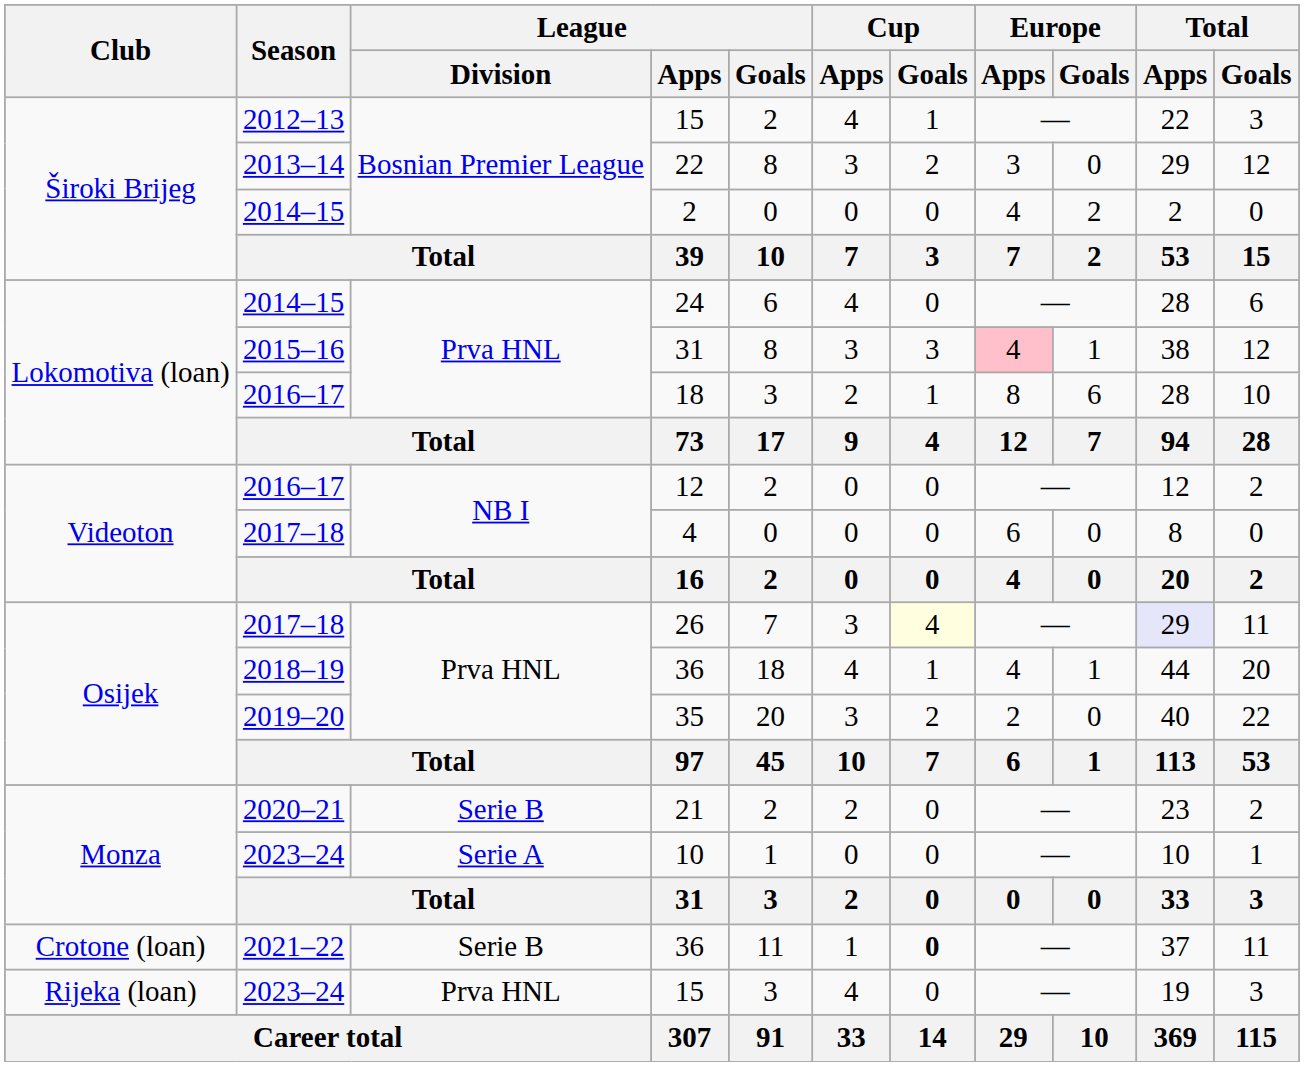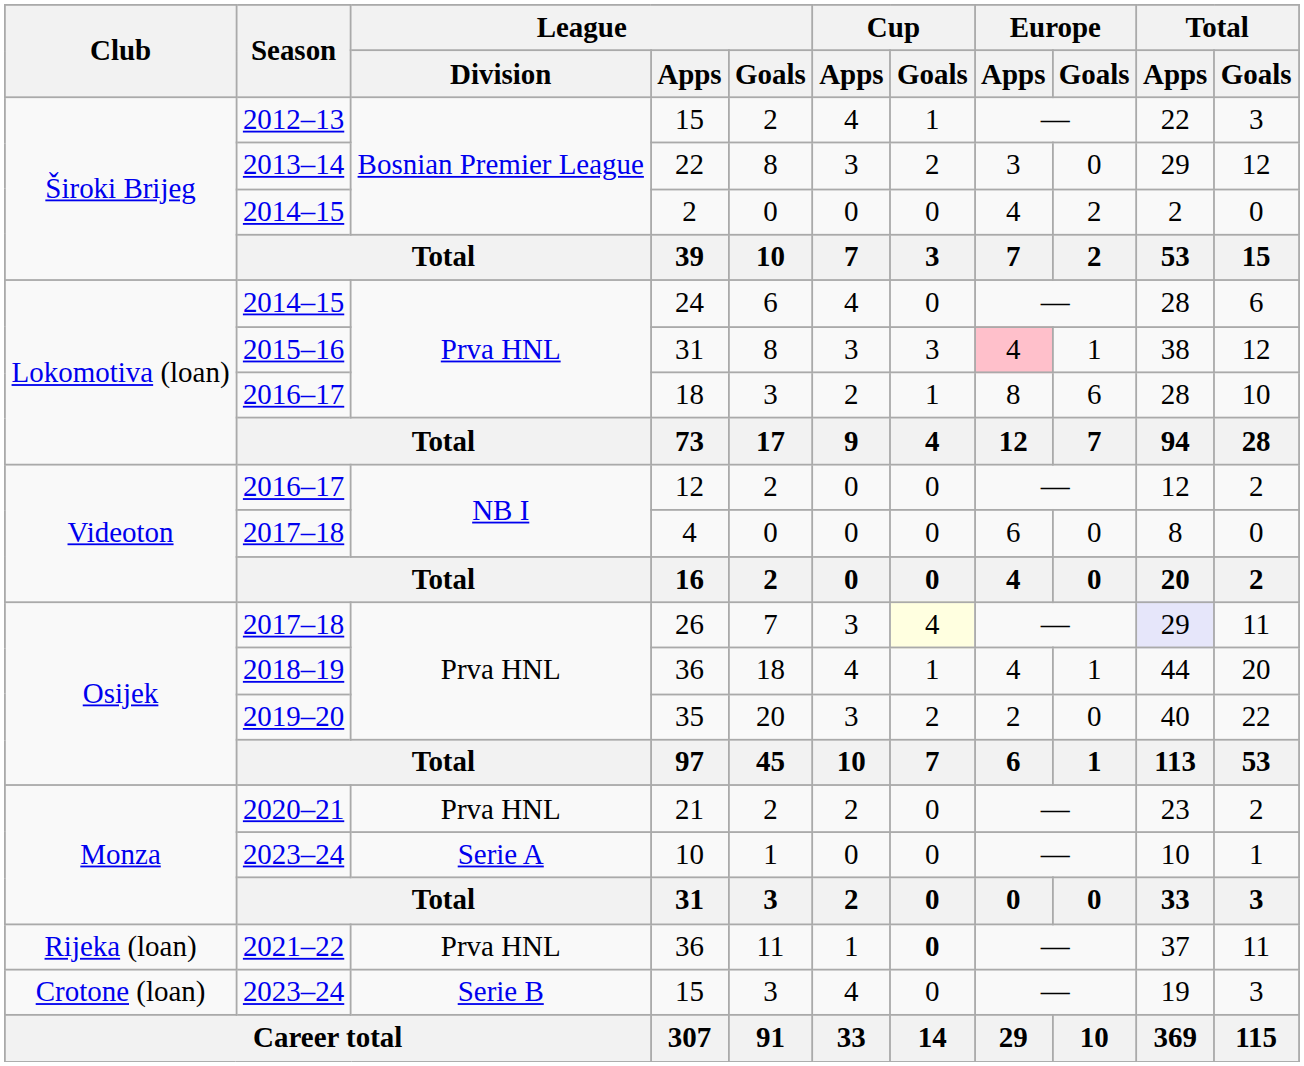(501, 808) Serie B -> (501, 808) Prva HNL
(121, 946) Crotone (loan) -> (121, 946) Rijeka (loan)
(501, 946) Serie B -> (501, 946) Prva HNL
(121, 991) Rijeka (loan) -> (121, 991) Crotone (loan)
(501, 991) Prva HNL -> (501, 991) Serie B
